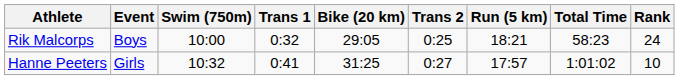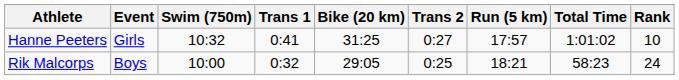rows swapped: (51, 40) <-> (57, 63)
